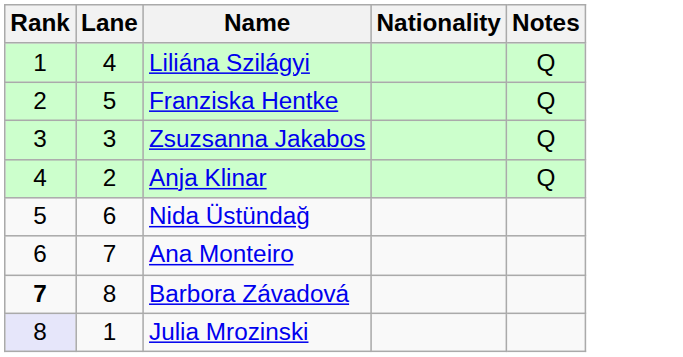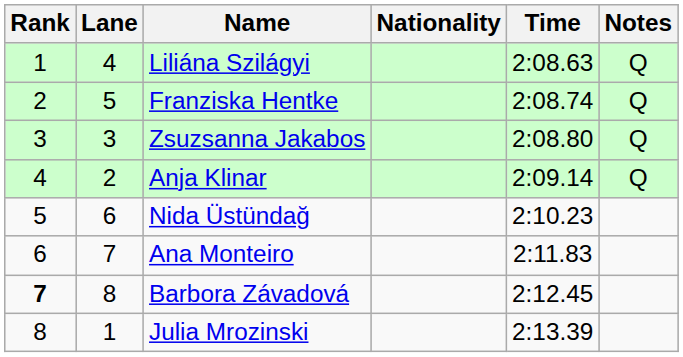+ column: (553, 23)
(40, 332) lavender background -> (40, 332) no background
